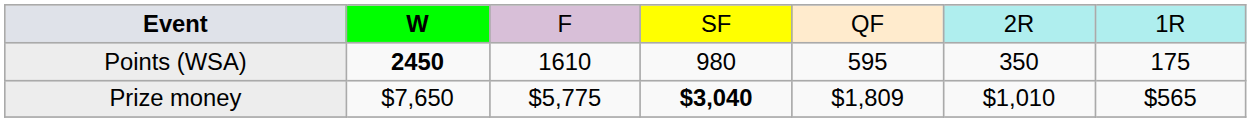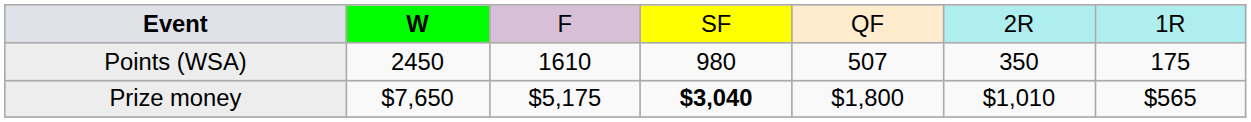(418, 62) bold -> (418, 62) normal
(868, 62) 595 -> (868, 62) 507
(565, 99) $5,775 -> (565, 99) $5,175
(868, 99) $1,809 -> (868, 99) $1,800
